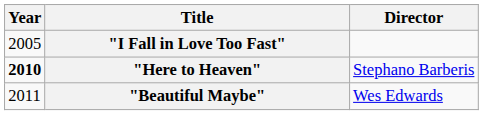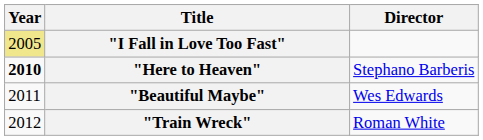(25, 43) no background -> (25, 43) khaki background
+ row: (197, 122)
